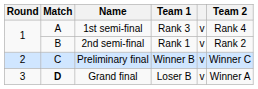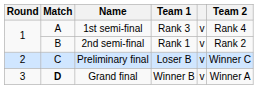(174, 60) Winner B -> (174, 60) Loser B
(174, 76) Loser B -> (174, 76) Winner B
